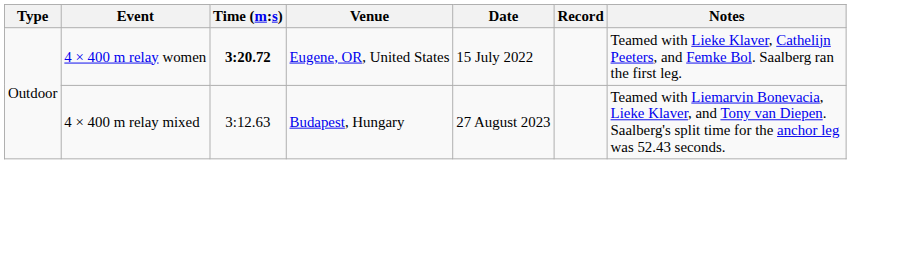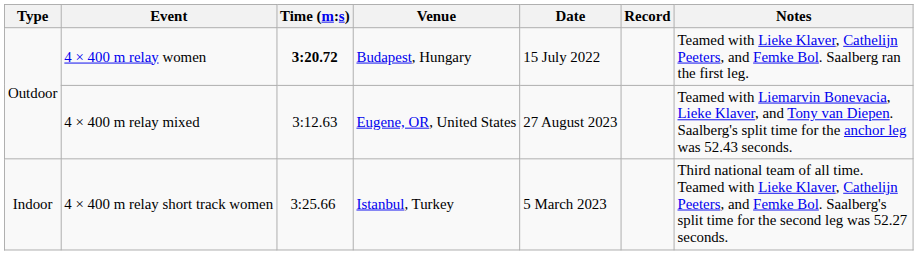(369, 56) Eugene, OR, United States -> (414, 56) Budapest, Hungary
(347, 122) Budapest, Hungary -> (436, 122) Eugene, OR, United States
+ row: (169, 204)
